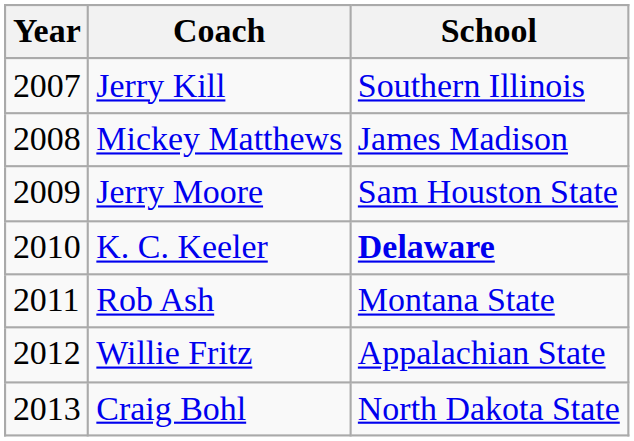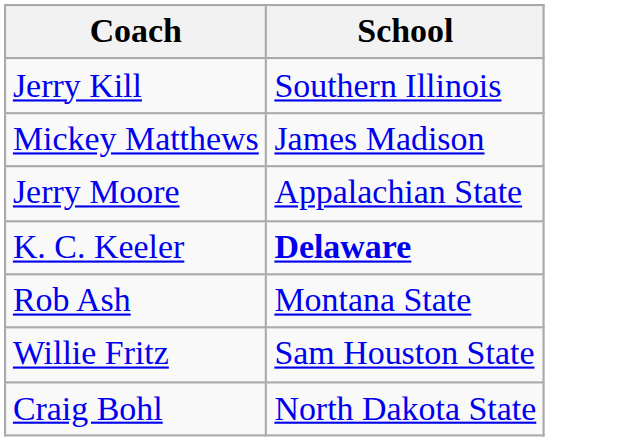- column: (47, 31)
(488, 192) Sam Houston State -> (398, 192) Appalachian State
(482, 354) Appalachian State -> (404, 354) Sam Houston State
